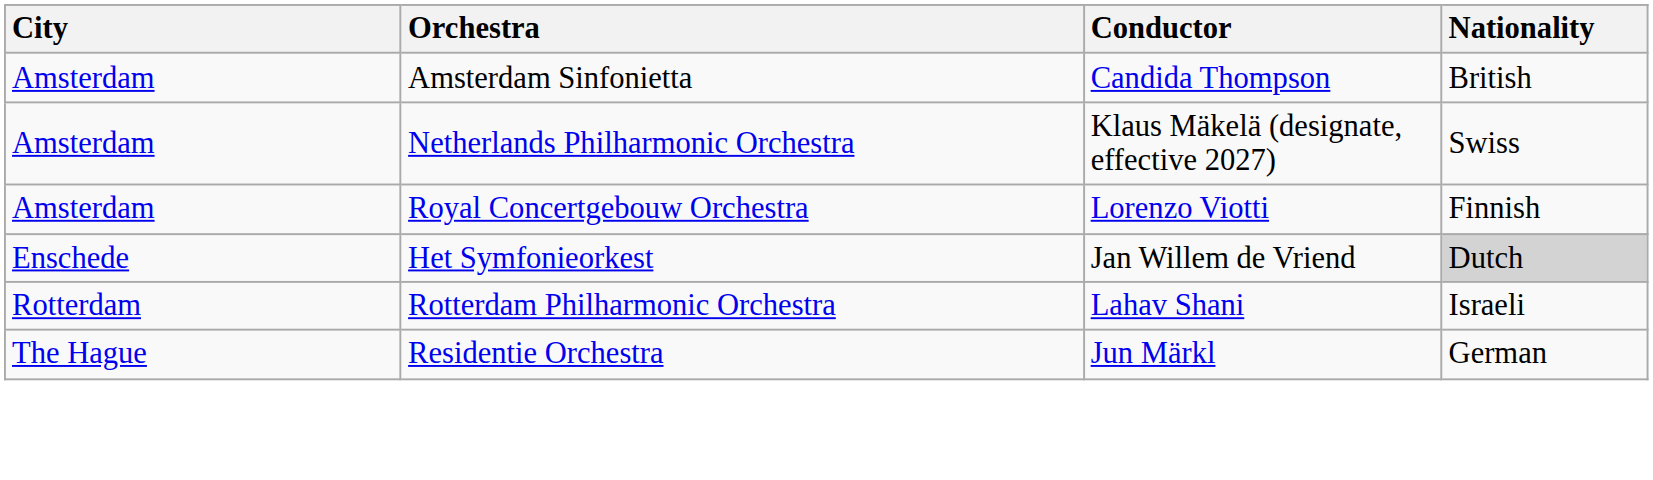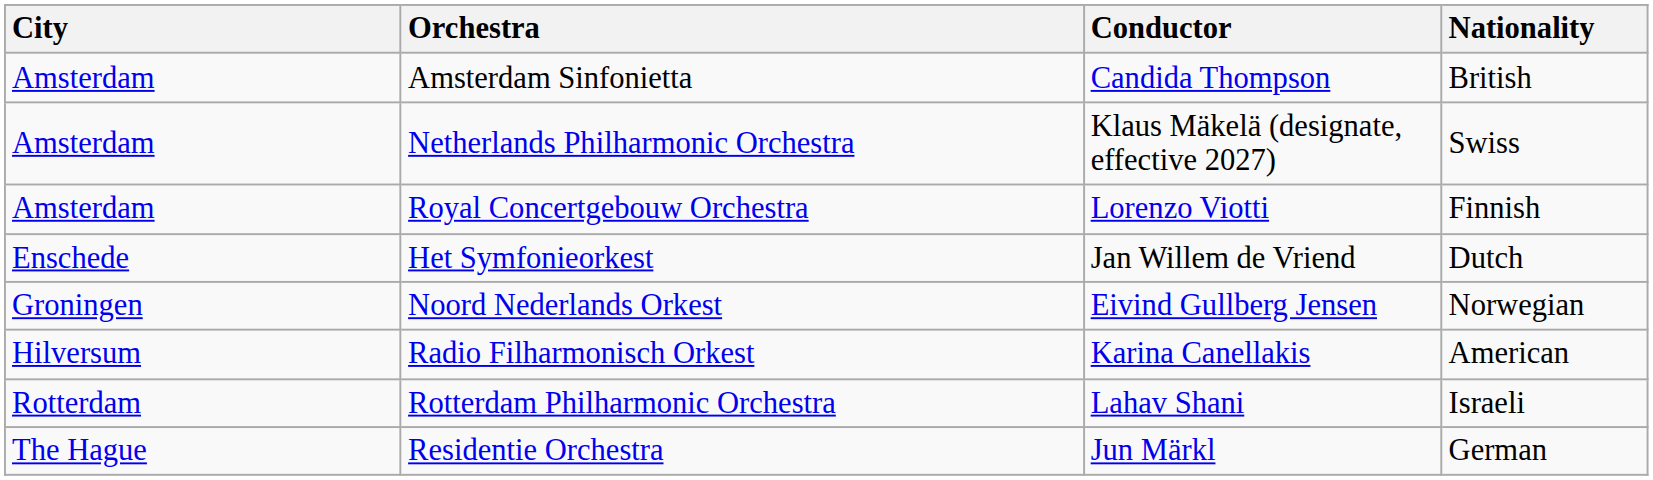(1486, 256) lightgrey background -> (1486, 256) no background
+ row: (565, 305)
+ row: (581, 353)
